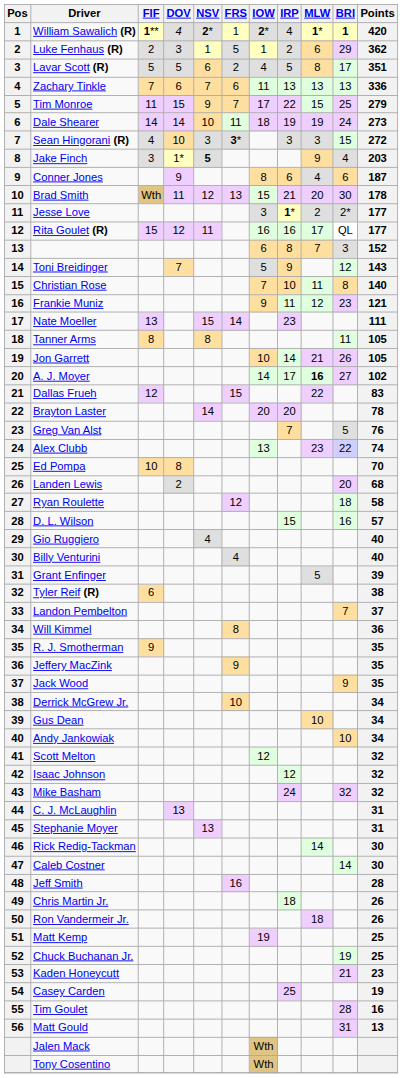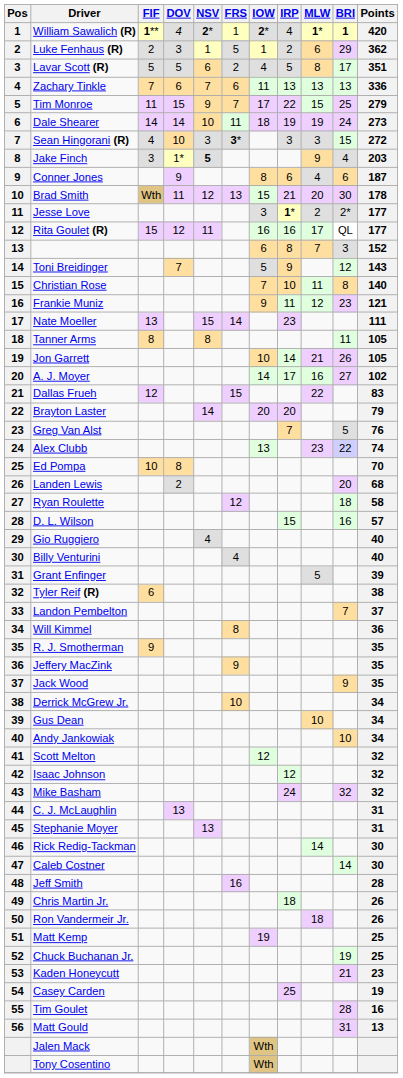(317, 376) bold -> (317, 376) normal
(378, 412) 78 -> (378, 412) 79
